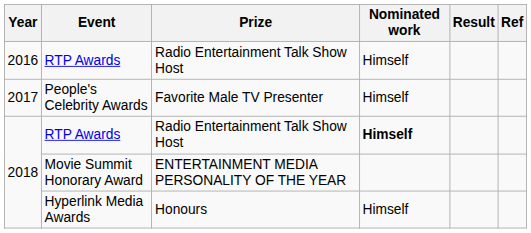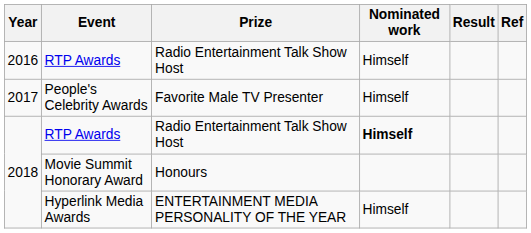(251, 172) ENTERTAINMENT MEDIA PERSONALITY OF THE YEAR -> (181, 172) Honours
(181, 209) Honours -> (251, 209) ENTERTAINMENT MEDIA PERSONALITY OF THE YEAR
